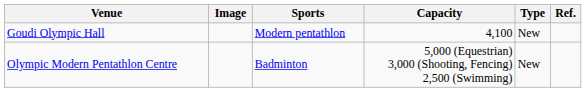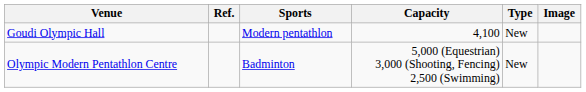columns swapped: (230, 13) <-> (566, 13)
